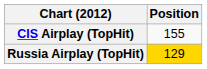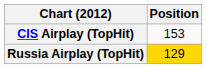(174, 34) 155 -> (174, 34) 153
